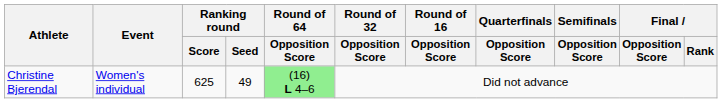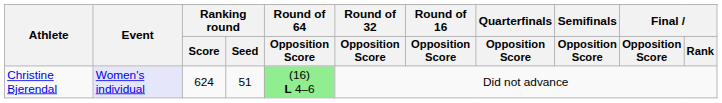(120, 82) no background -> (120, 82) lavender background
(204, 82) 625 -> (204, 82) 624
(245, 82) 49 -> (245, 82) 51
